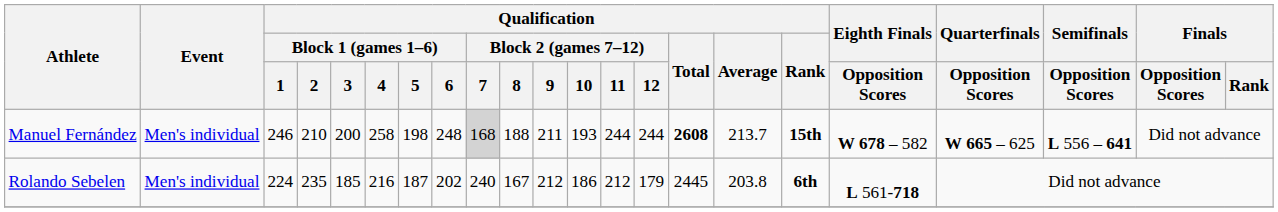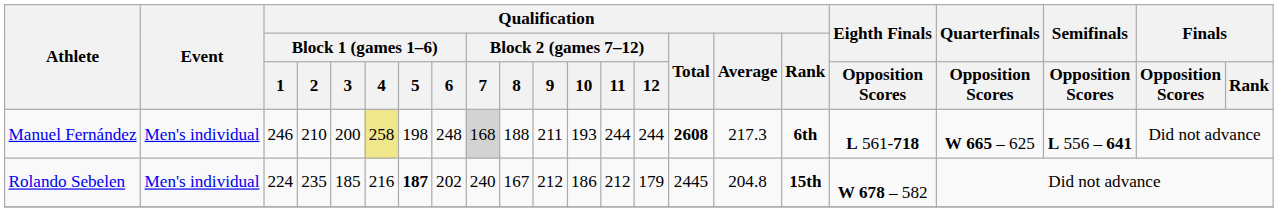(382, 134) no background -> (382, 134) khaki background
(747, 134) 213.7 -> (747, 134) 217.3
(805, 134) 15th -> (805, 134) 6th
(883, 144) W 678 – 582 -> (883, 144) L 561-718
(415, 182) normal -> (415, 182) bold
(747, 182) 203.8 -> (747, 182) 204.8
(805, 182) 6th -> (805, 182) 15th
(883, 192) L 561-718 -> (883, 192) W 678 – 582
